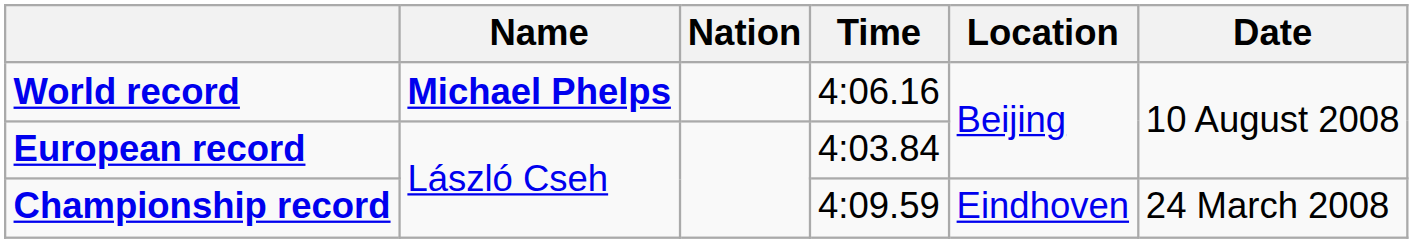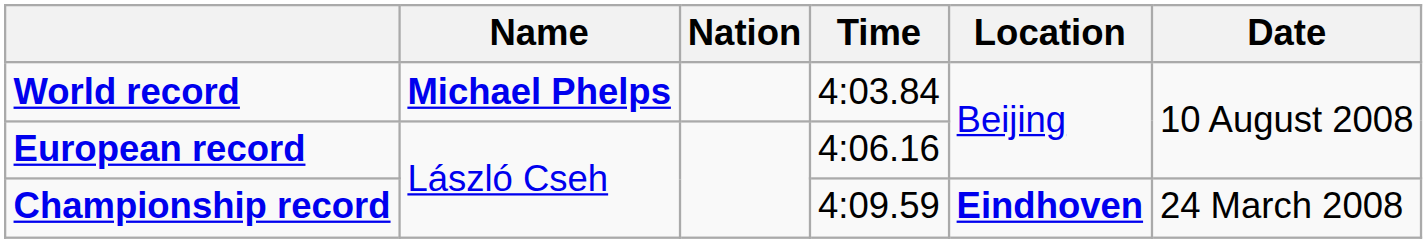(879, 91) 4:06.16 -> (879, 91) 4:03.84
(879, 149) 4:03.84 -> (879, 149) 4:06.16
(1043, 206) normal -> (1050, 206) bold
